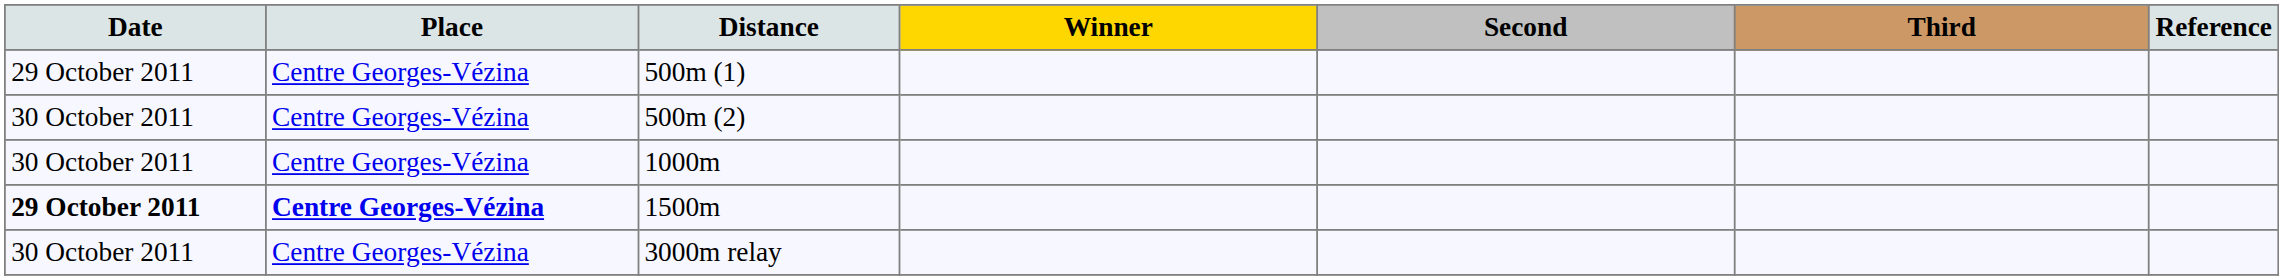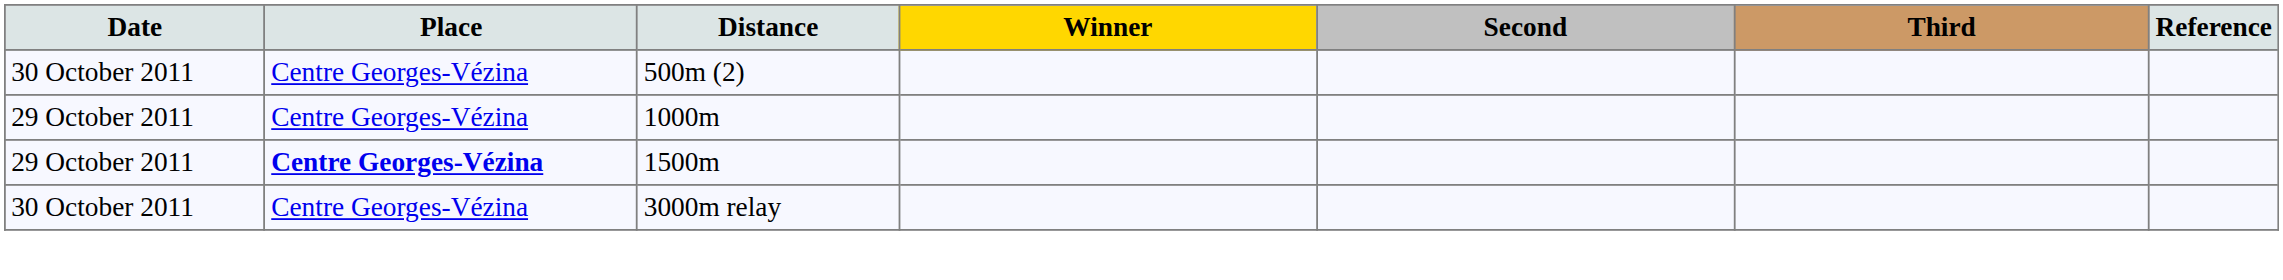- row: (695, 71)
(103, 161) 30 October 2011 -> (103, 116) 29 October 2011
(106, 206) bold -> (103, 161) normal
